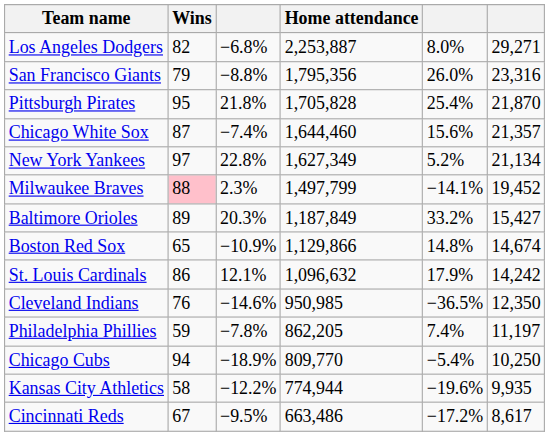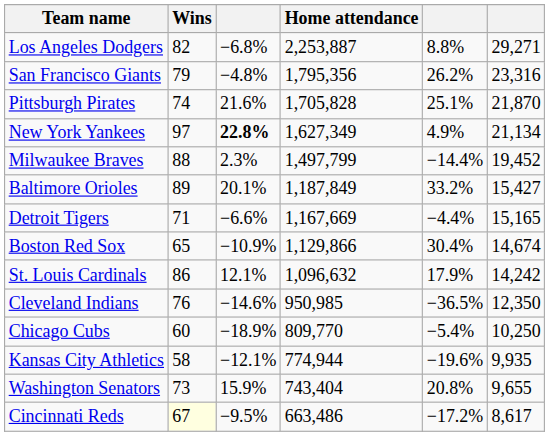(445, 47) 8.0% -> (445, 47) 8.8%
(244, 75) −8.8% -> (244, 75) −4.8%
(450, 75) 26.0% -> (450, 75) 26.2%
(181, 103) 95 -> (181, 103) 74
(243, 103) 21.8% -> (243, 103) 21.6%
(450, 103) 25.4% -> (450, 103) 25.1%
- row: (79, 132)
(243, 160) normal -> (245, 132) bold
(445, 160) 5.2% -> (445, 132) 4.9%
(181, 189) pink background -> (181, 160) no background
(455, 189) −14.1% -> (455, 160) −14.4%
(243, 217) 20.3% -> (243, 189) 20.1%
+ row: (59, 217)
(450, 246) 14.8% -> (450, 246) 30.4%
- row: (83, 331)
(181, 359) 94 -> (181, 331) 60
(248, 388) −12.2% -> (248, 359) −12.1%
+ row: (84, 388)
(181, 416) no background -> (181, 416) lightyellow background
